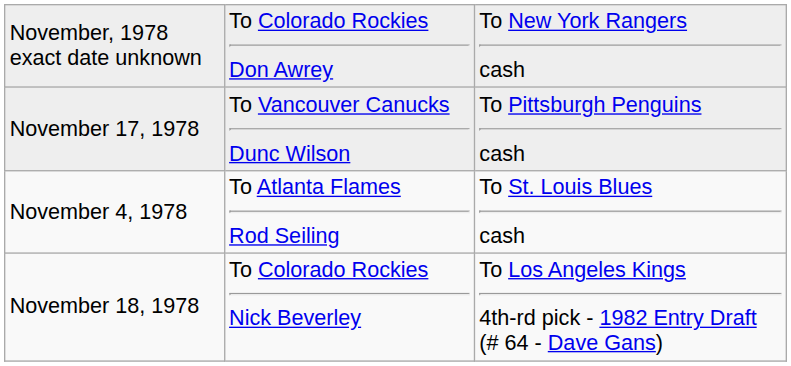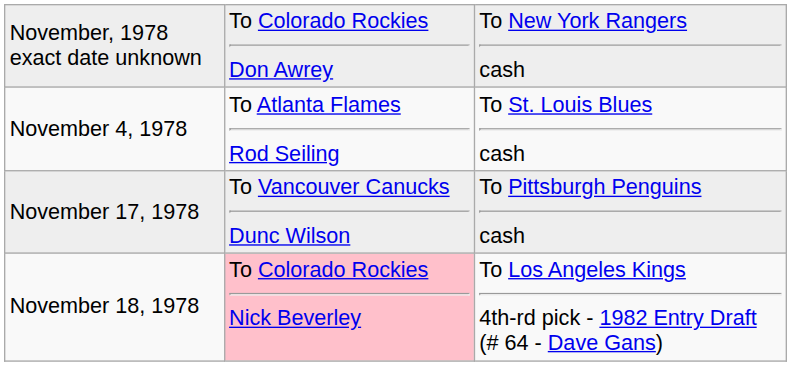rows swapped: (99, 211) <-> (105, 128)
(349, 294) no background -> (349, 294) pink background
